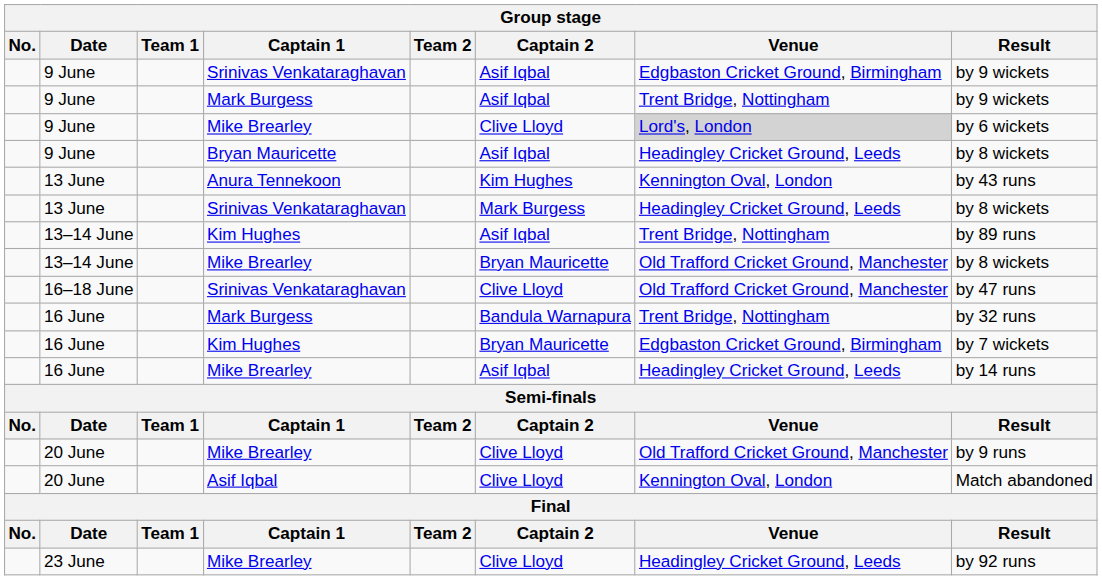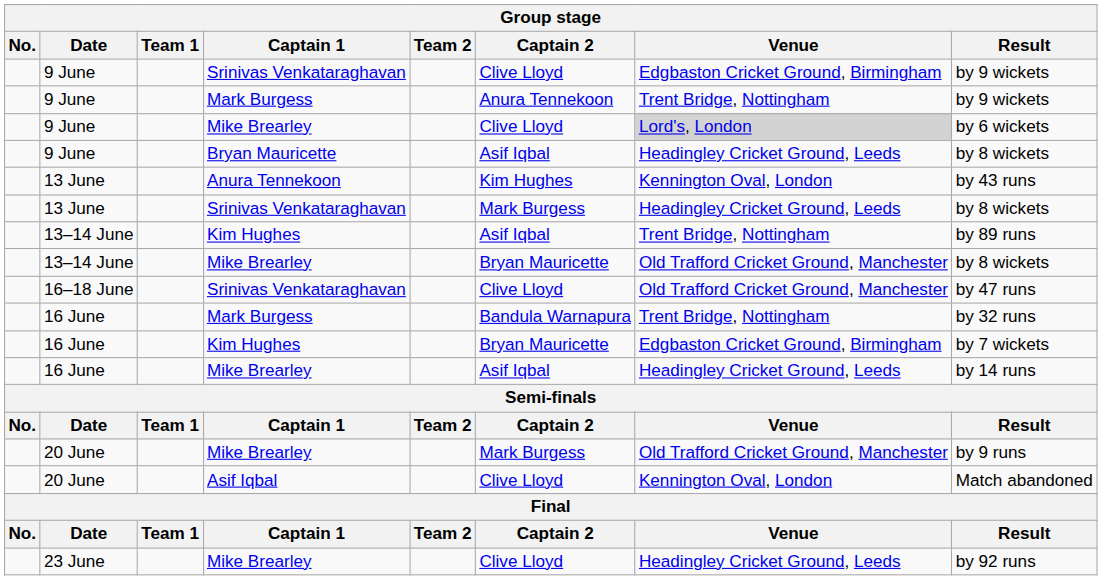(515, 72) Asif Iqbal -> (521, 72) Clive Lloyd
(515, 99) Asif Iqbal -> (546, 99) Anura Tennekoon
(521, 452) Clive Lloyd -> (532, 452) Mark Burgess
